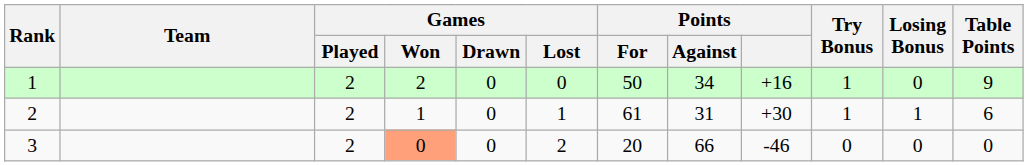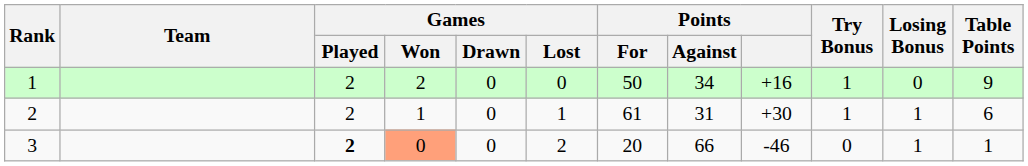(350, 144) normal -> (350, 144) bold
(918, 144) 0 -> (918, 144) 1
(988, 144) 0 -> (988, 144) 1
